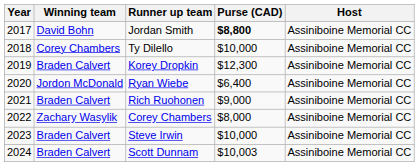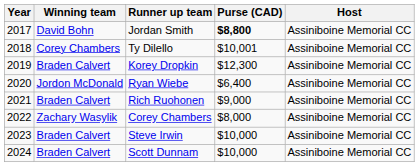(237, 48) $10,000 -> (237, 48) $10,001
(237, 153) $10,003 -> (237, 153) $10,000
